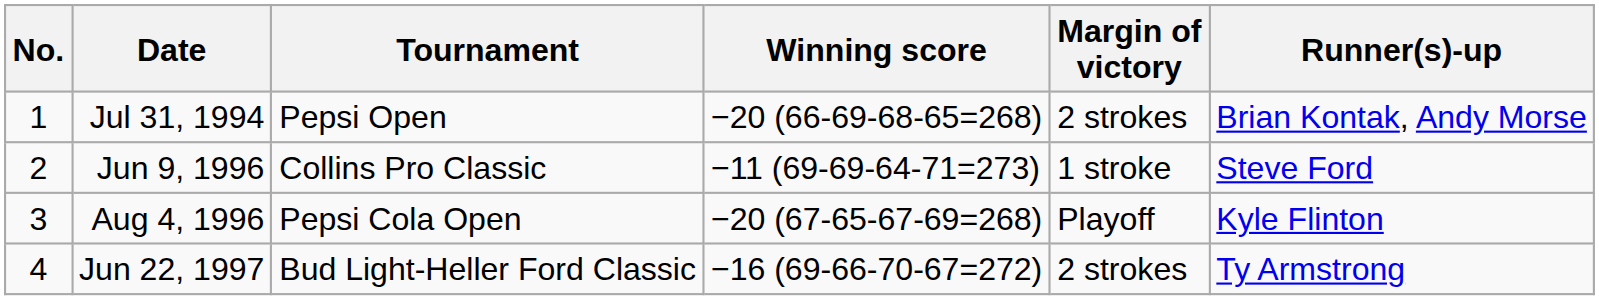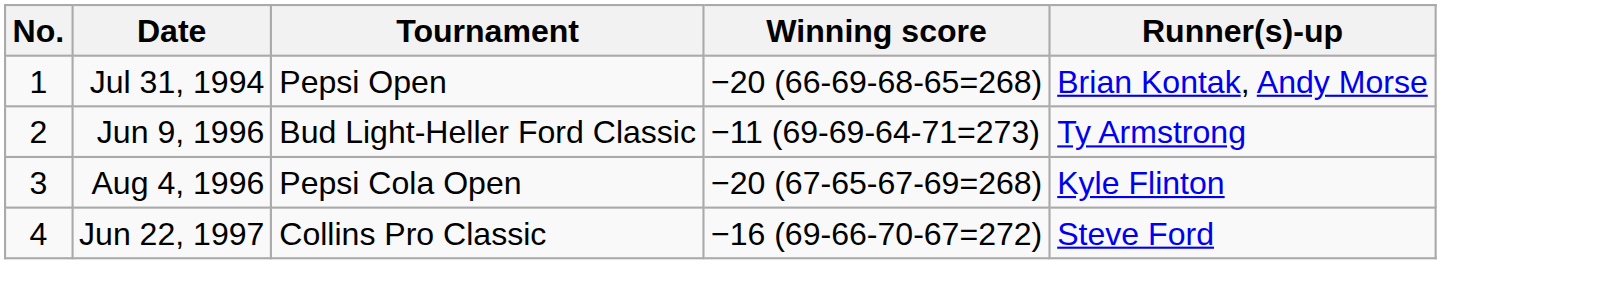- column: (1129, 49)
(413, 168) Collins Pro Classic -> (488, 132) Bud Light-Heller Ford Classic
(1295, 168) Steve Ford -> (1152, 132) Ty Armstrong
(488, 270) Bud Light-Heller Ford Classic -> (413, 234) Collins Pro Classic
(1311, 270) Ty Armstrong -> (1136, 234) Steve Ford
